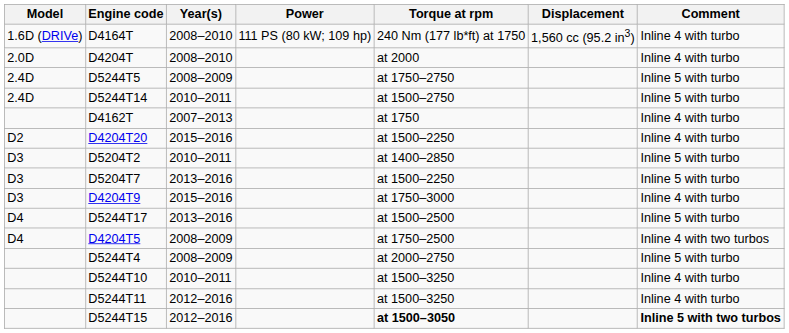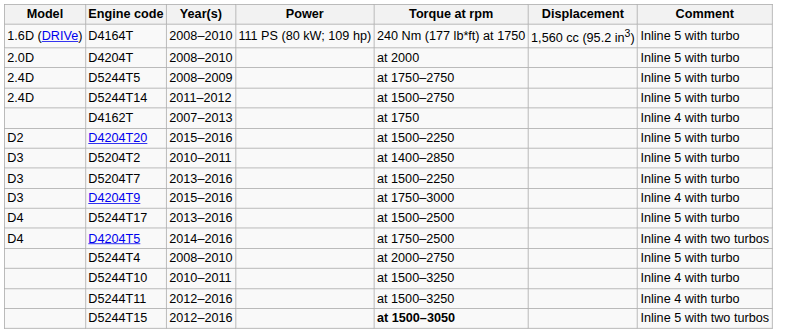(690, 36) Inline 4 with turbo -> (690, 36) Inline 5 with turbo
(690, 58) Inline 4 with turbo -> (690, 58) Inline 5 with turbo
(200, 98) 2010–2011 -> (200, 98) 2011–2012
(690, 138) Inline 4 with turbo -> (690, 138) Inline 5 with turbo
(201, 238) 2008–2009 -> (201, 238) 2014–2016
(201, 258) 2008–2009 -> (201, 258) 2008–2010
(711, 318) bold -> (705, 318) normal
